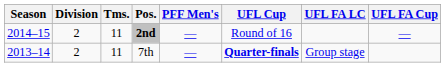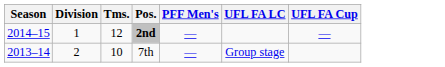- column: (262, 14)
(77, 33) 2 -> (77, 33) 1
(117, 33) 11 -> (117, 33) 12
(117, 52) 11 -> (117, 52) 10
